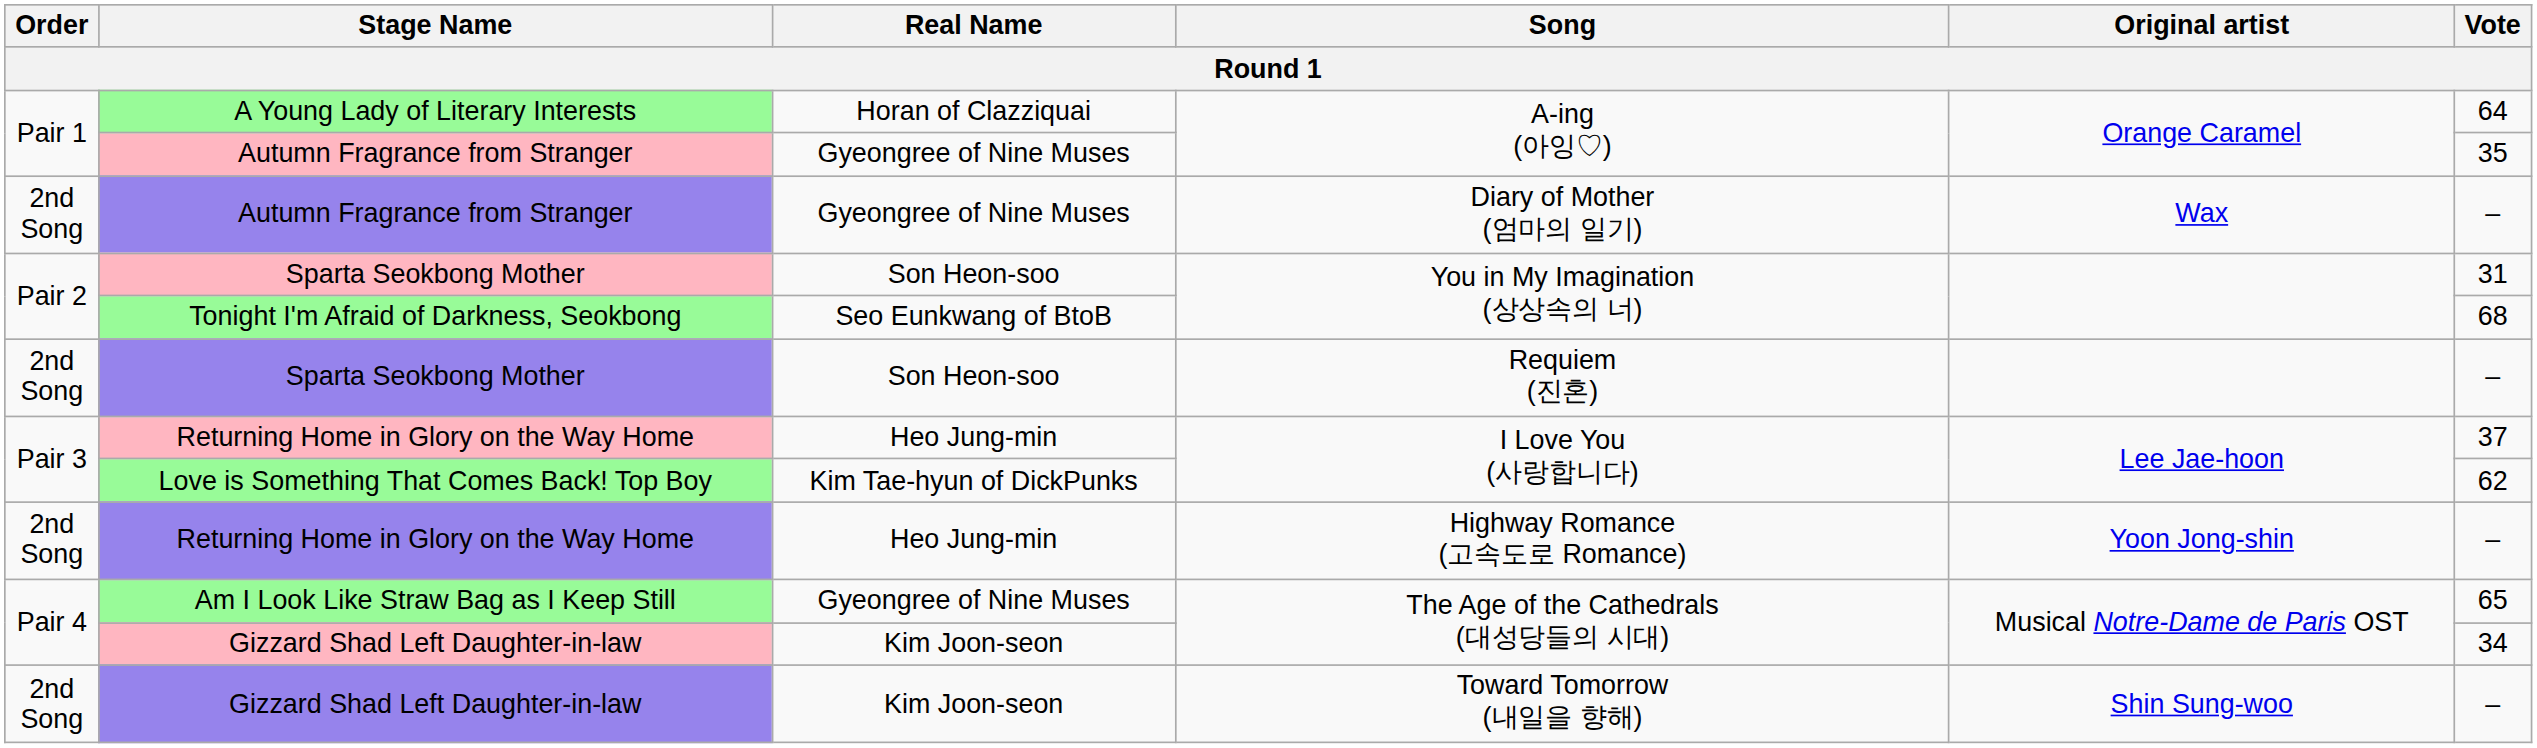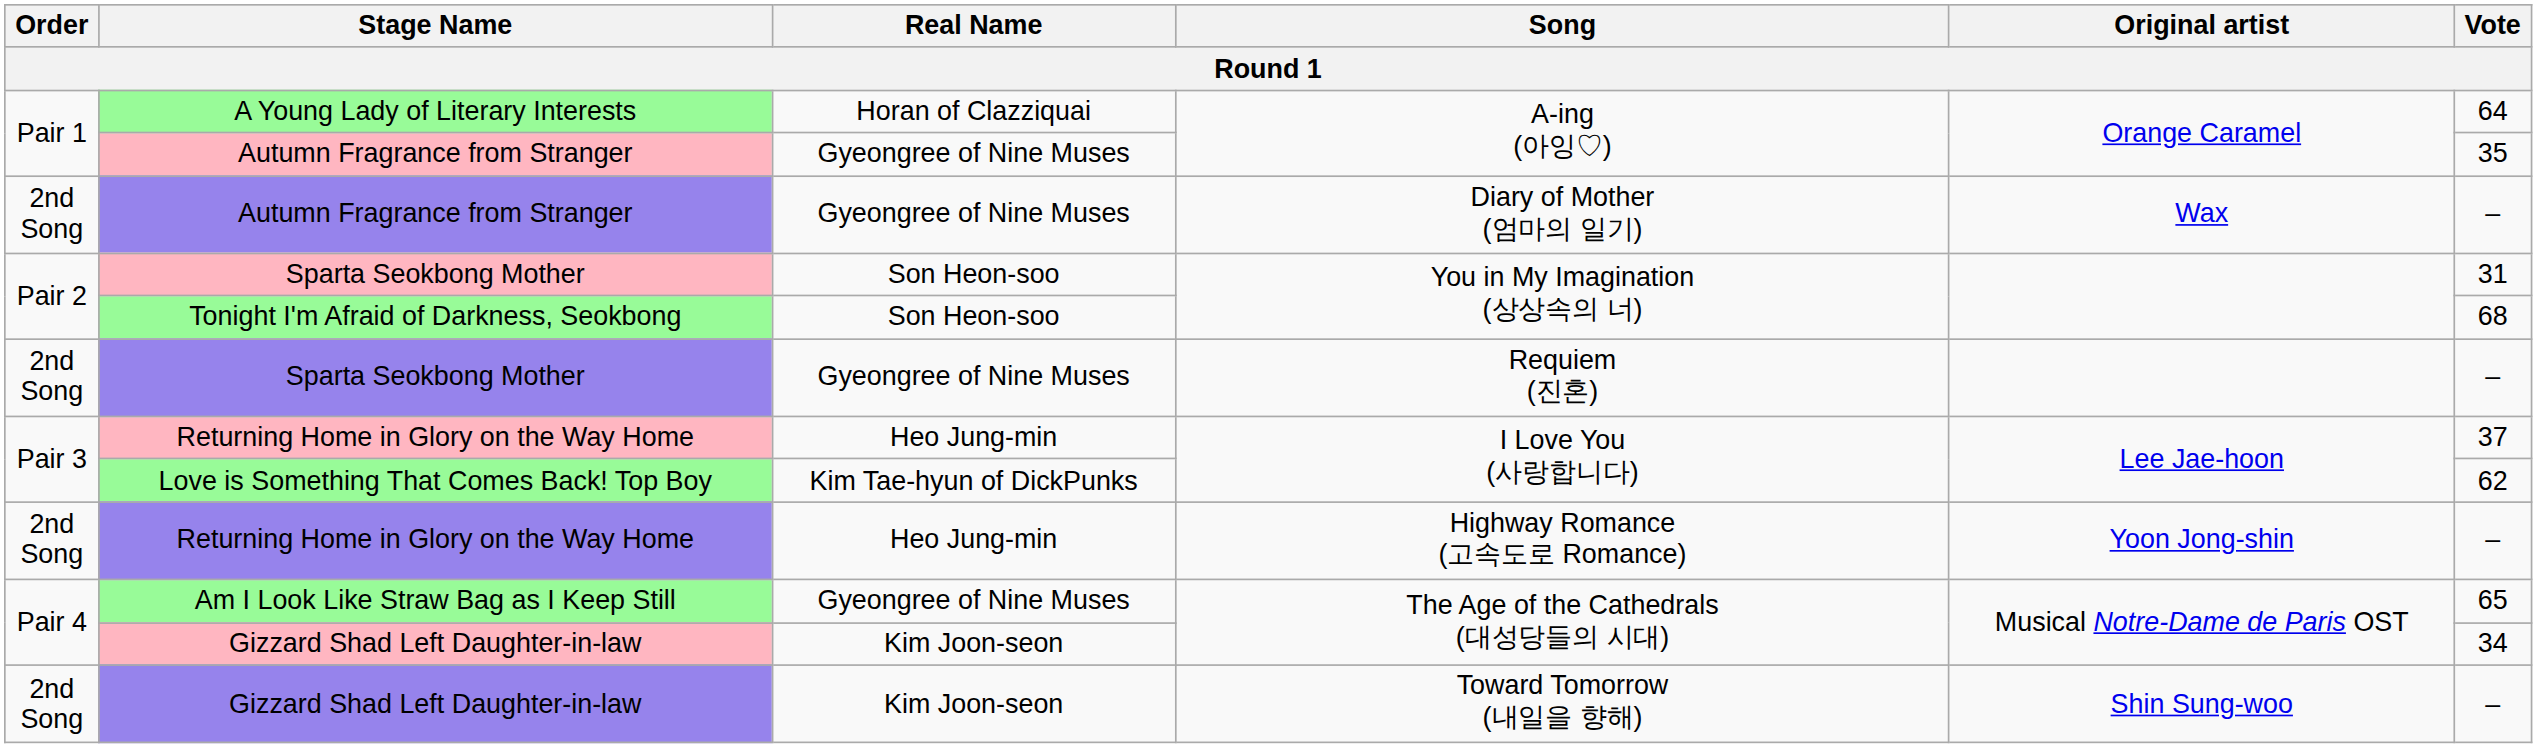(974, 316) Seo Eunkwang of BtoB -> (974, 316) Son Heon-soo
(974, 377) Son Heon-soo -> (974, 377) Gyeongree of Nine Muses
